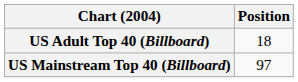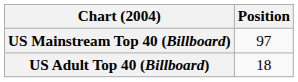rows swapped: (119, 40) <-> (119, 64)
